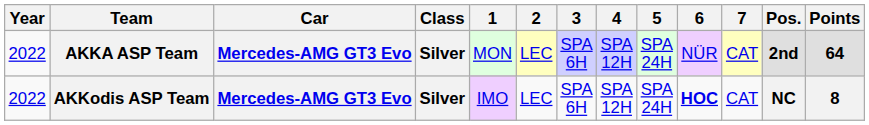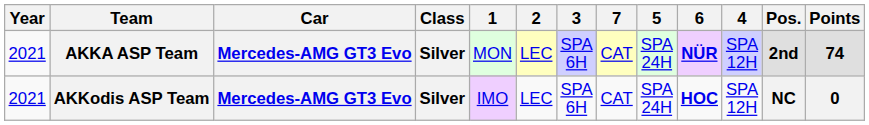columns swapped: (617, 17) <-> (742, 17)
(27, 53) 2022 -> (27, 53) 2021
(699, 53) normal -> (699, 53) bold
(835, 53) 64 -> (835, 53) 74
(27, 98) 2022 -> (27, 98) 2021
(835, 98) 8 -> (835, 98) 0
